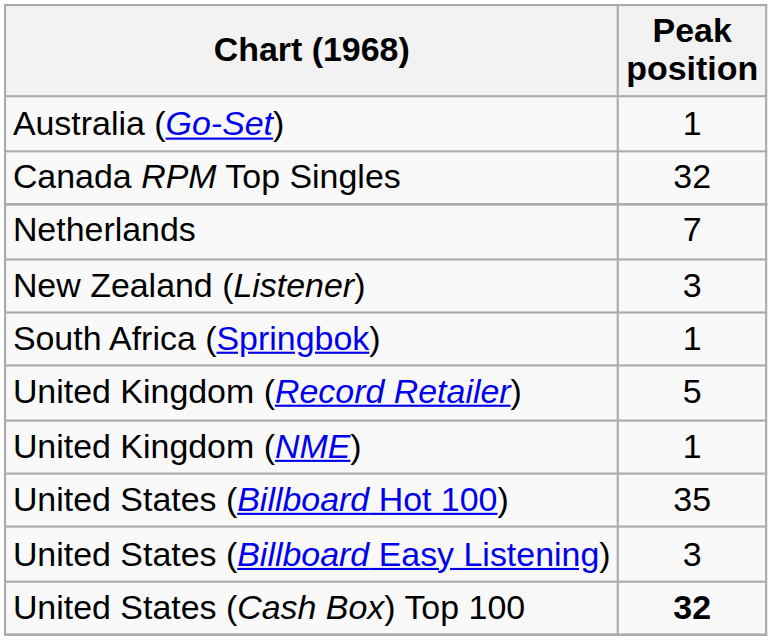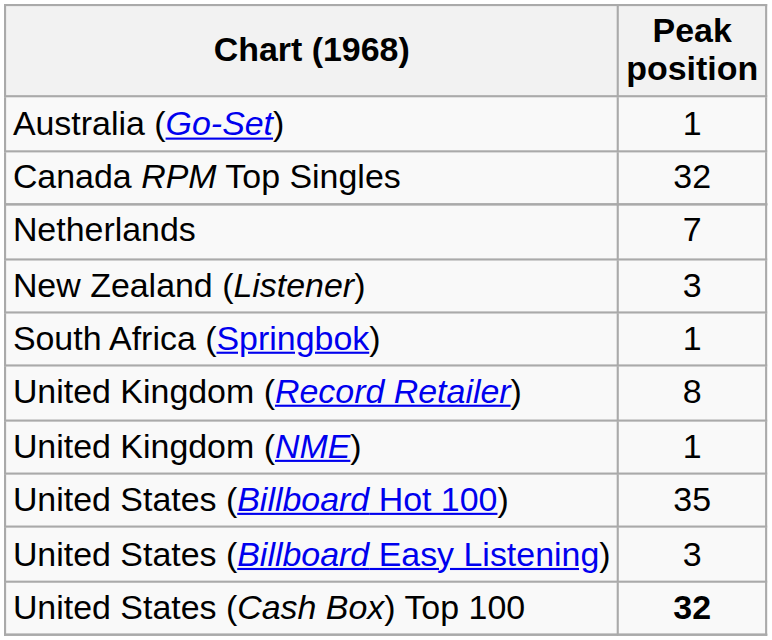(692, 392) 5 -> (692, 392) 8
